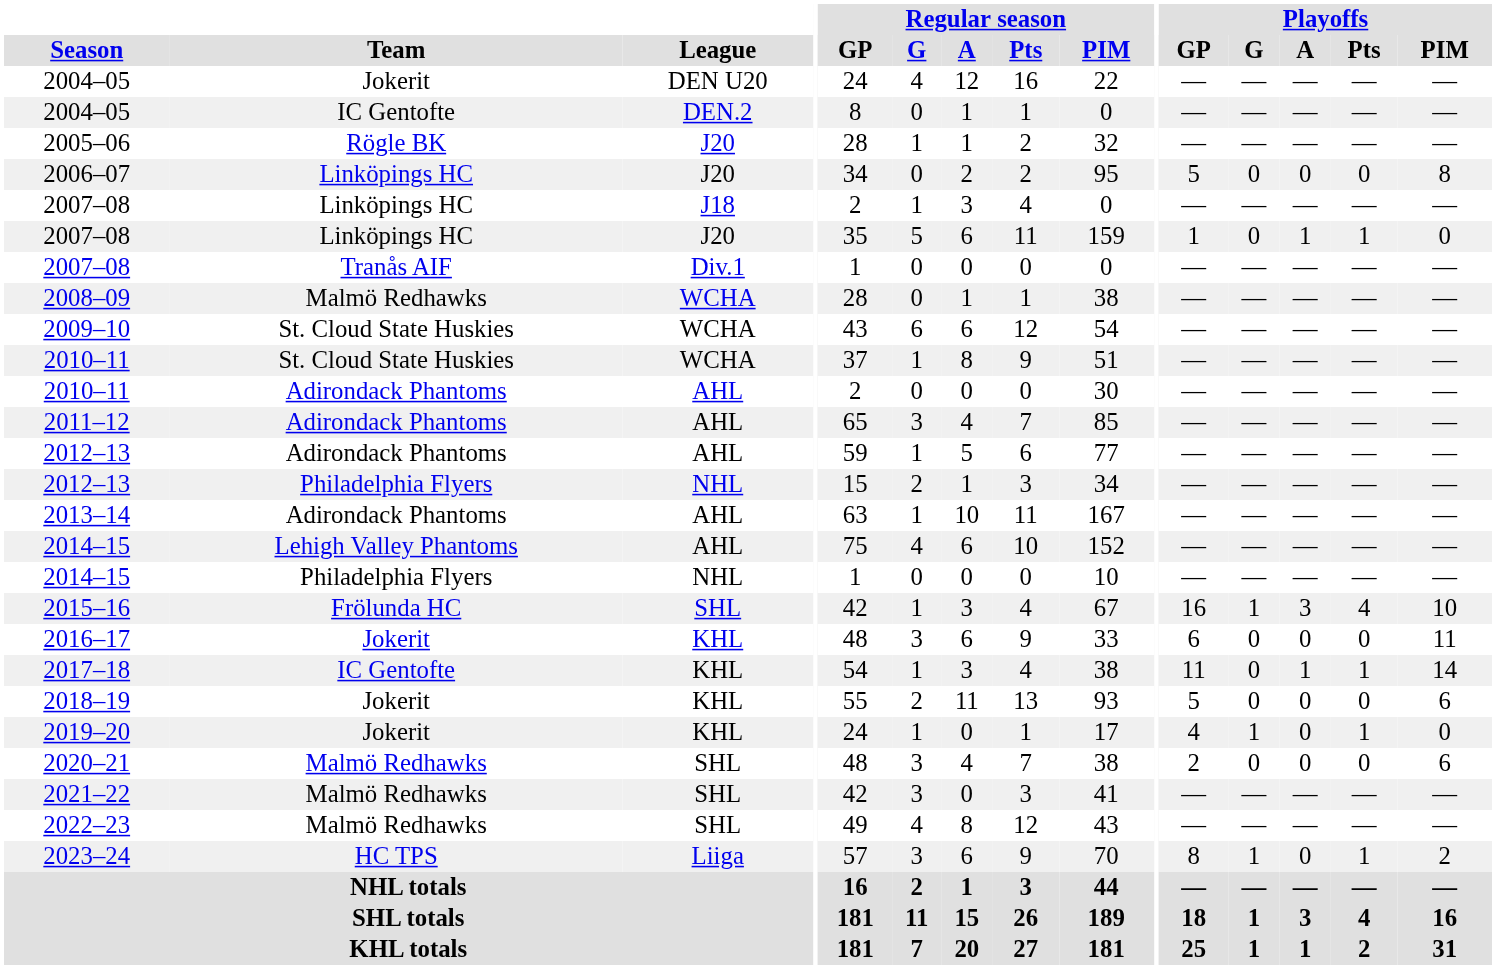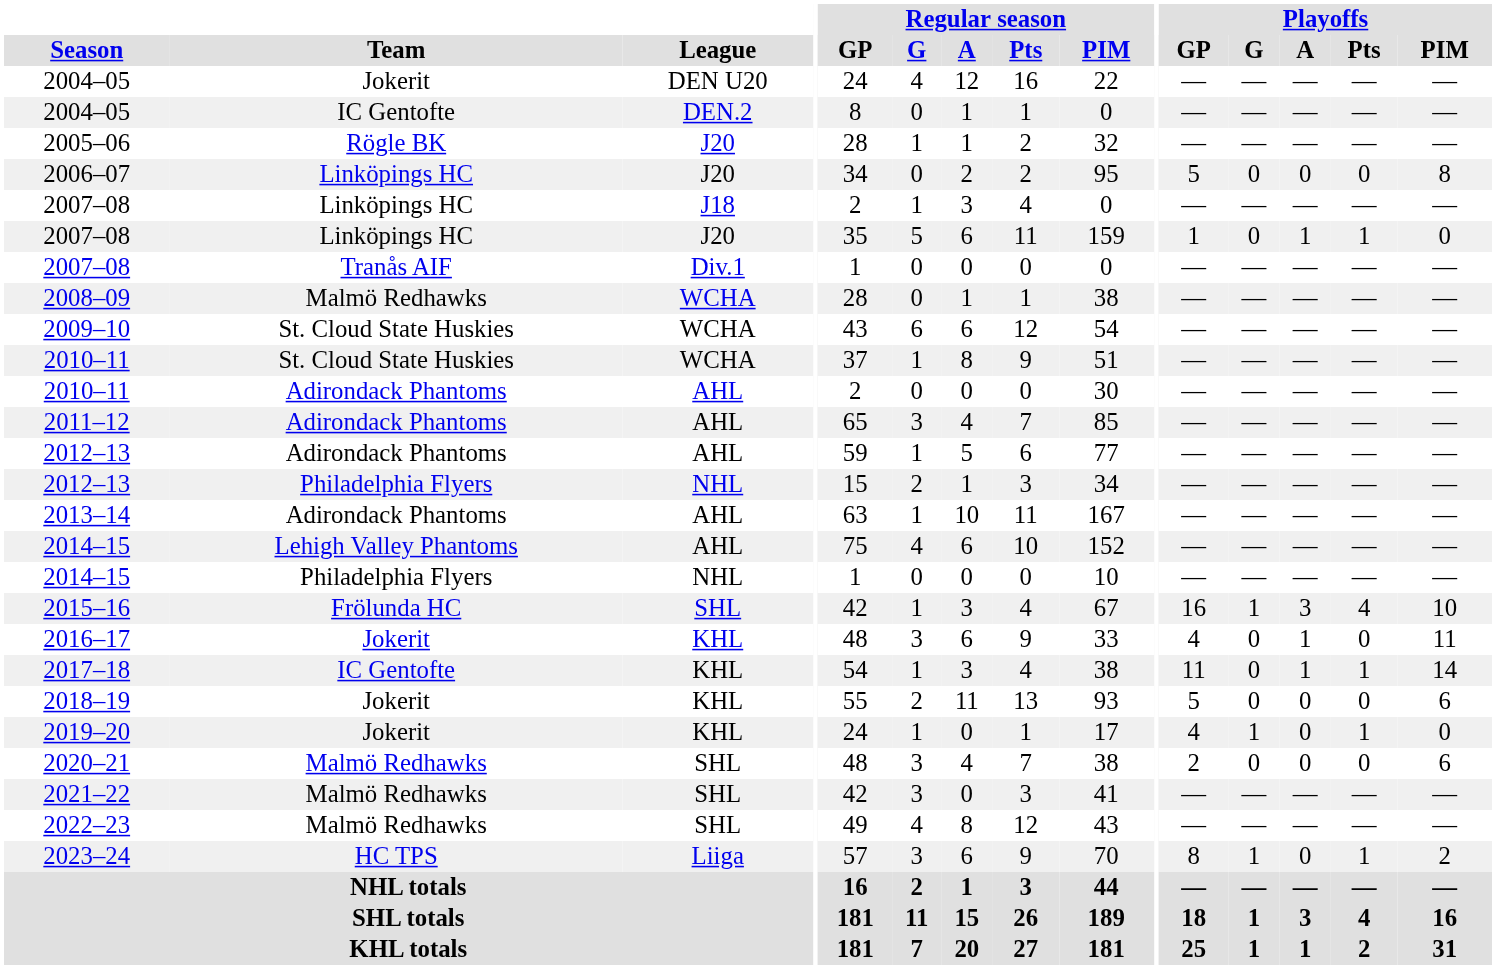(1194, 639) 6 -> (1194, 639) 4
(1305, 639) 0 -> (1305, 639) 1
